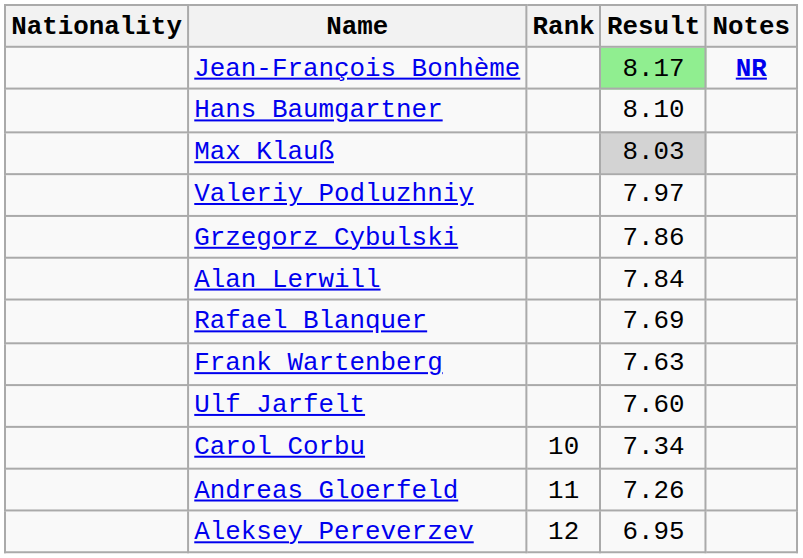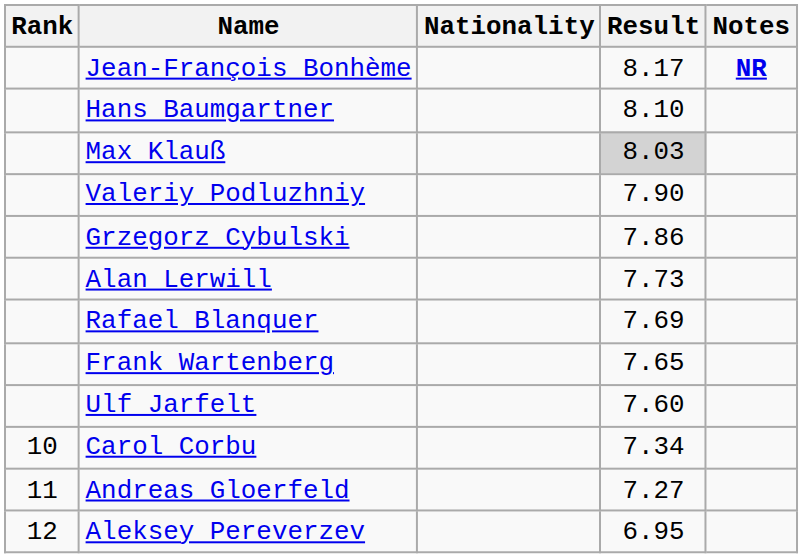columns swapped: (564, 26) <-> (97, 26)
(654, 68) lightgreen background -> (654, 68) no background
(654, 195) 7.97 -> (654, 195) 7.90
(654, 279) 7.84 -> (654, 279) 7.73
(654, 363) 7.63 -> (654, 363) 7.65
(654, 490) 7.26 -> (654, 490) 7.27
